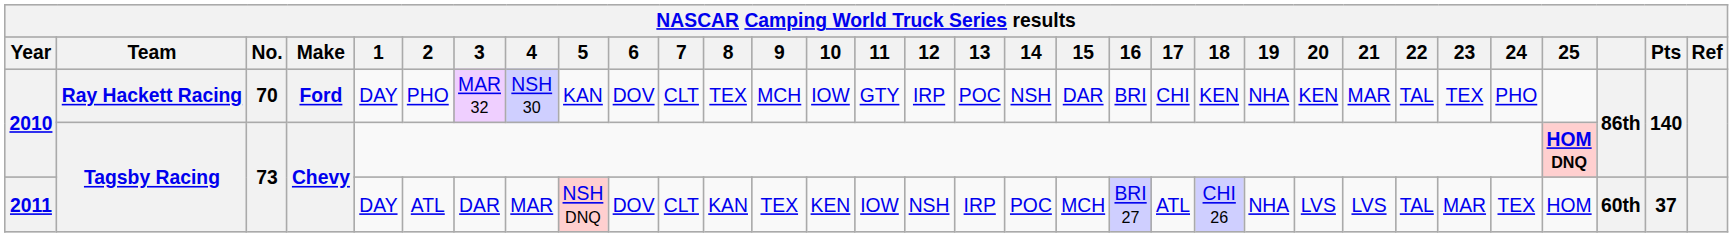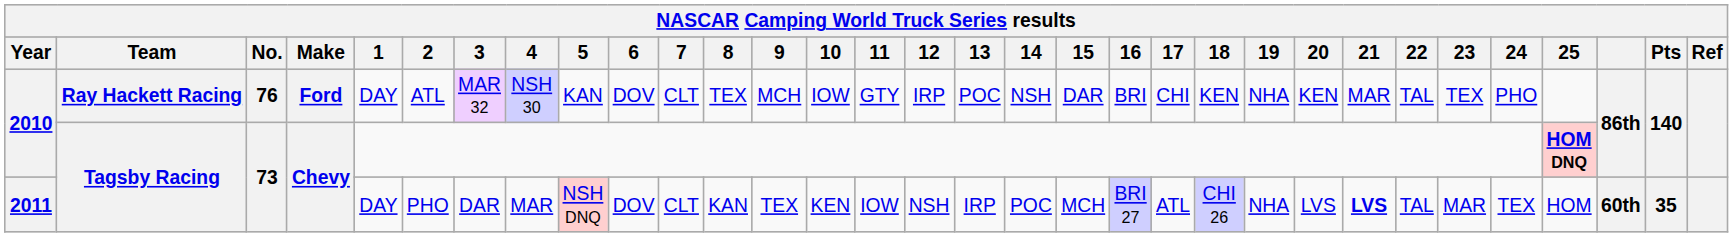(267, 96) 70 -> (267, 96) 76
(428, 96) PHO -> (428, 96) ATL
(428, 204) ATL -> (428, 204) PHO
(1369, 204) normal -> (1369, 204) bold
(1666, 204) 37 -> (1666, 204) 35
